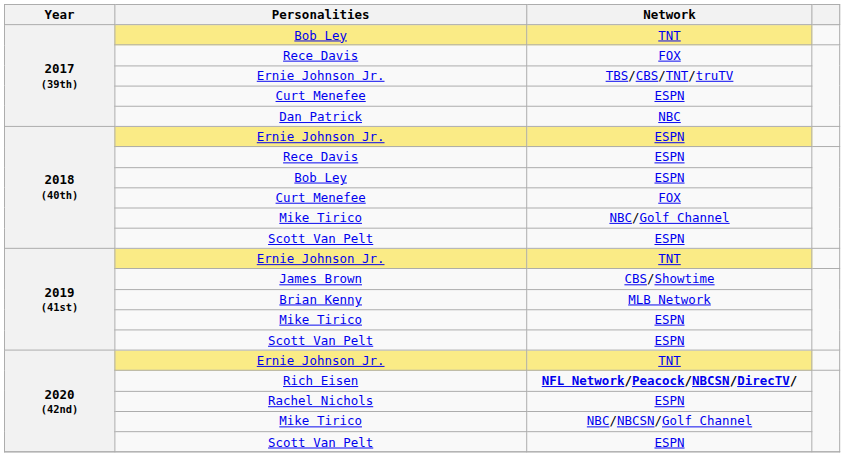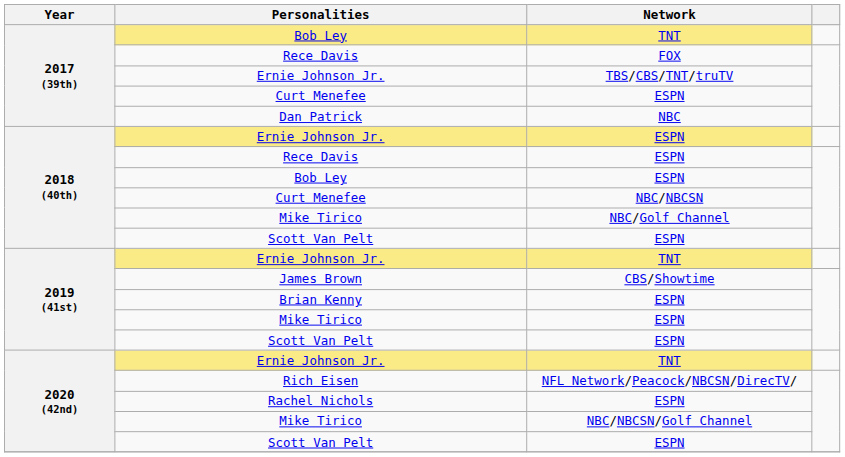(670, 198) FOX -> (670, 198) NBC/NBCSN
(670, 299) MLB Network -> (670, 299) ESPN
(670, 381) bold -> (670, 381) normal
